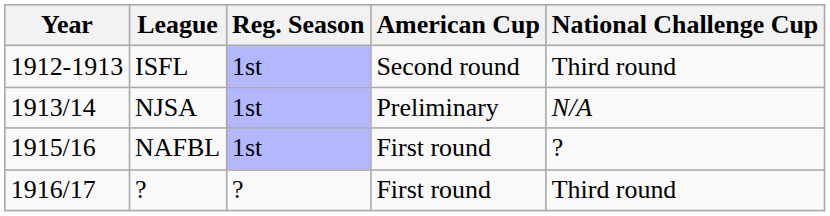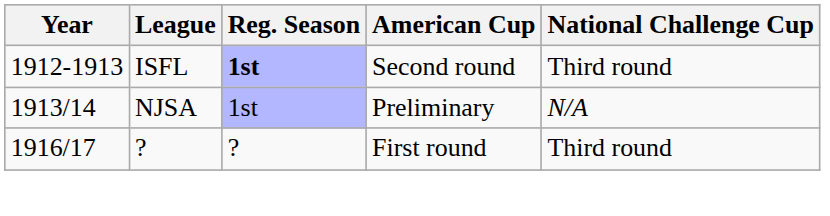(247, 66) normal -> (243, 66) bold
- row: (178, 148)
